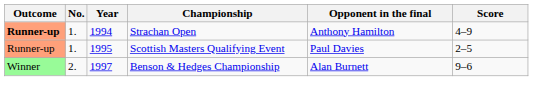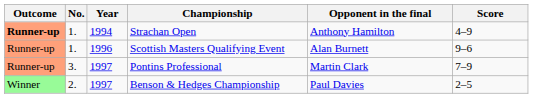(101, 48) 1995 -> (101, 48) 1996
(337, 48) Paul Davies -> (339, 48) Alan Burnett
(464, 48) 2–5 -> (464, 48) 9–6
+ row: (176, 66)
(339, 66) Alan Burnett -> (337, 84) Paul Davies
(464, 66) 9–6 -> (464, 84) 2–5
